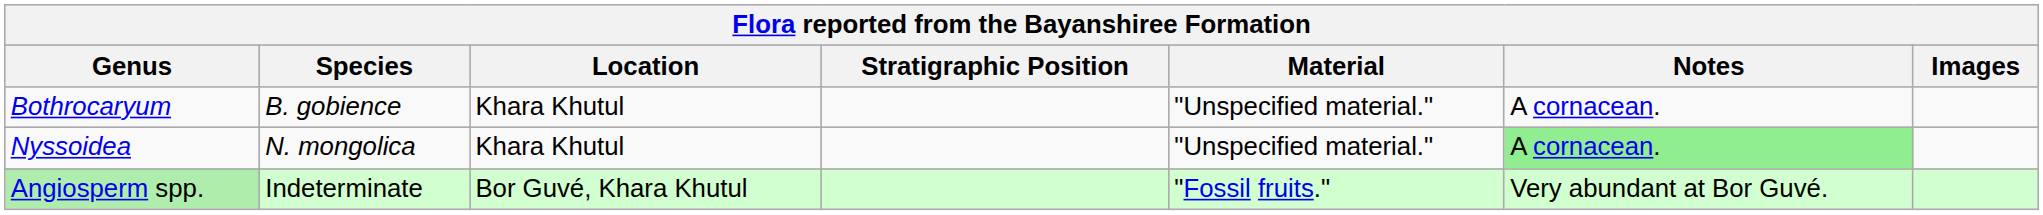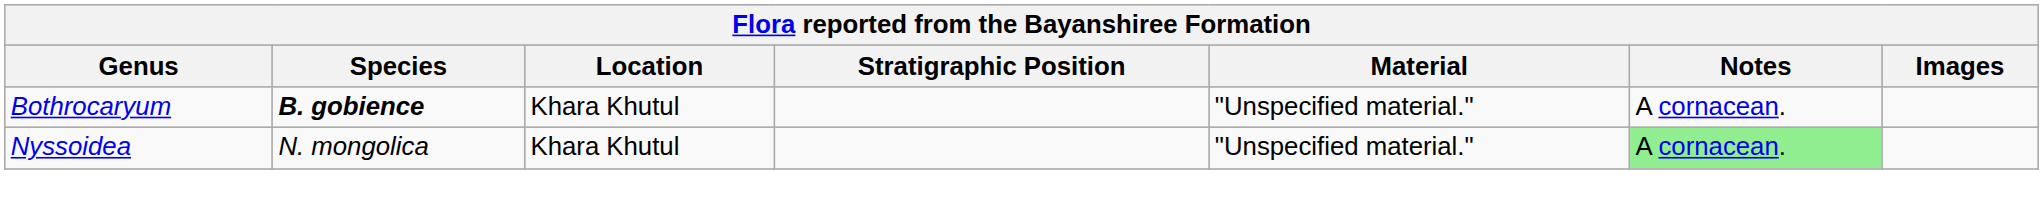(333, 106) normal -> (351, 106) bold
- row: (107, 188)
